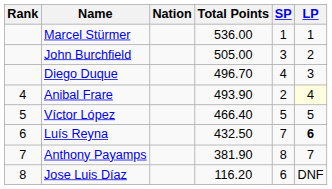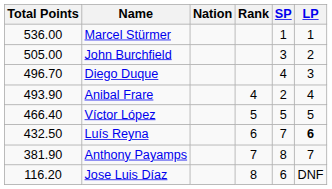columns swapped: (23, 14) <-> (233, 14)
(311, 94) lightyellow background -> (311, 94) no background
